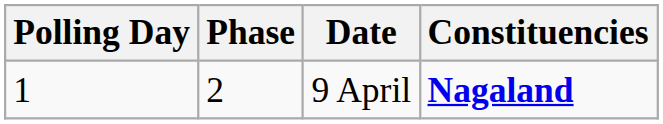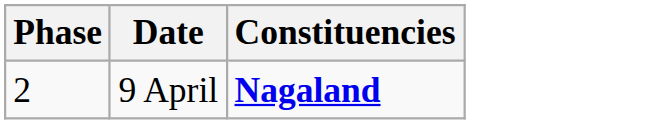- column: (102, 32)
